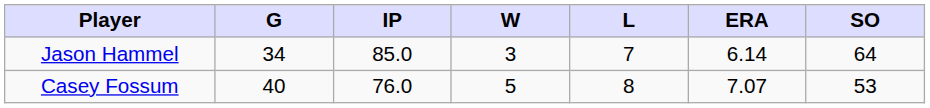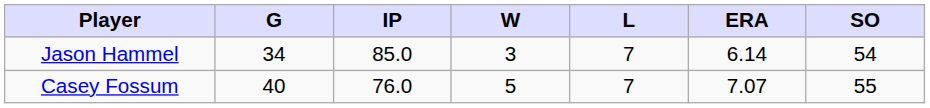(865, 53) 64 -> (865, 53) 54
(629, 86) 8 -> (629, 86) 7
(865, 86) 53 -> (865, 86) 55
